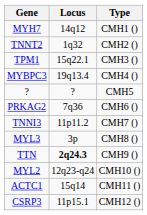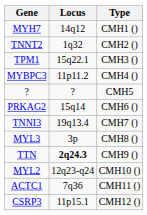(73, 76) 19q13.4 -> (73, 76) 11p11.2
(73, 107) 7q36 -> (73, 107) 15q14
(73, 123) 11p11.2 -> (73, 123) 19q13.4
(73, 186) 15q14 -> (73, 186) 7q36
